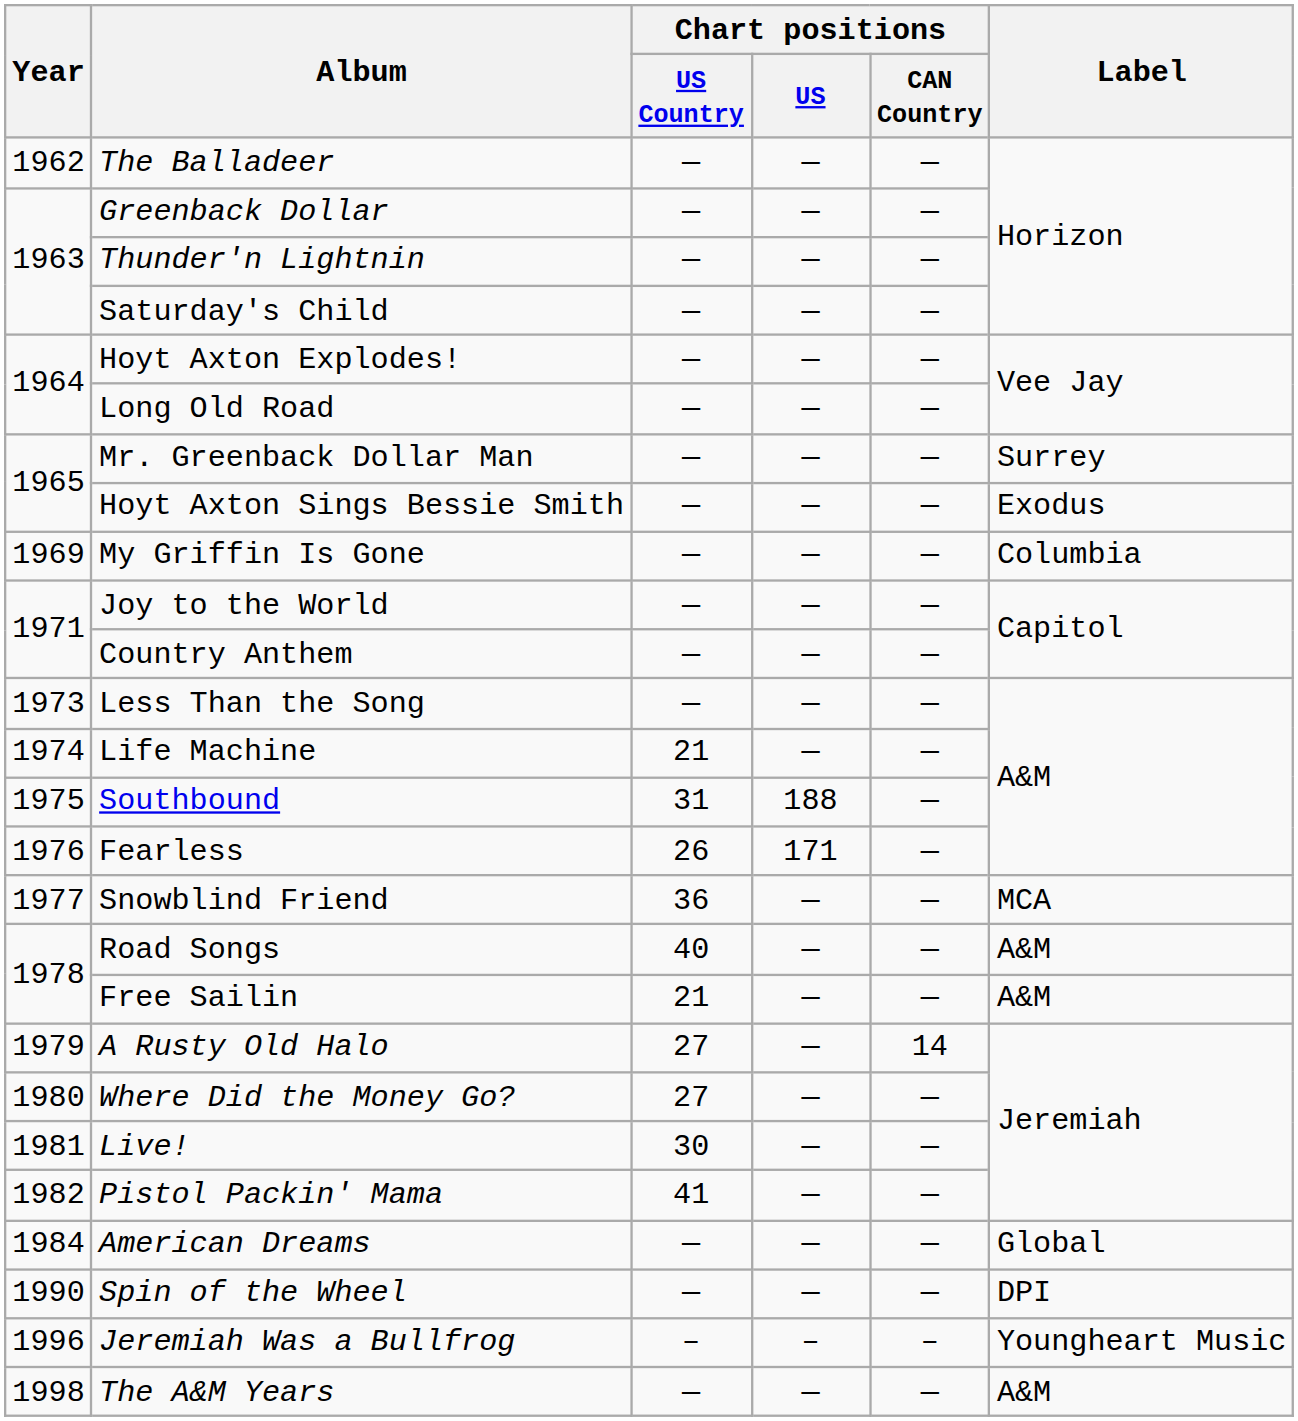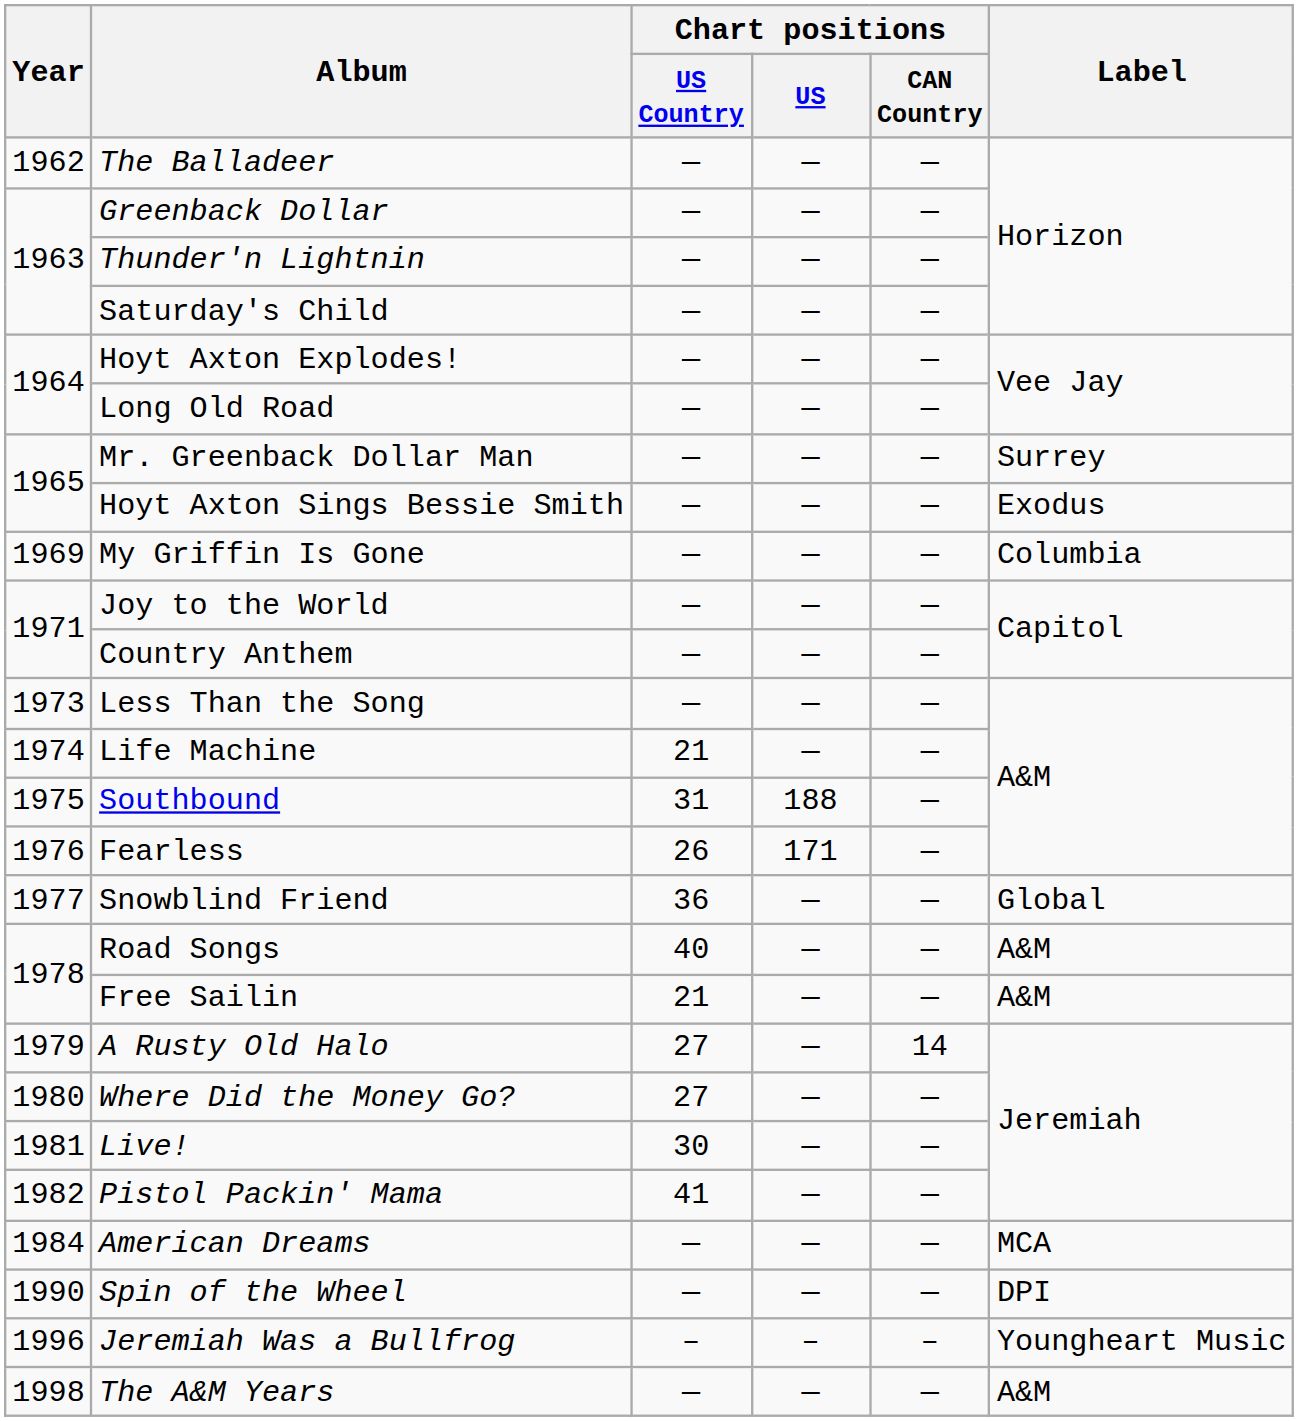(1024, 900) MCA -> (1051, 900) Global
(1051, 1244) Global -> (1024, 1244) MCA
